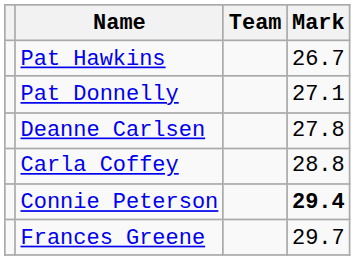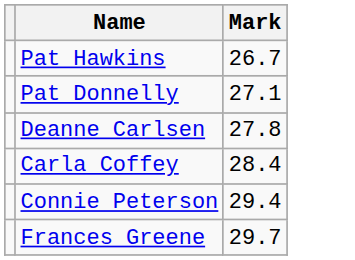- column: (255, 23)
(318, 166) 28.8 -> (255, 166) 28.4
(318, 202) bold -> (255, 202) normal
